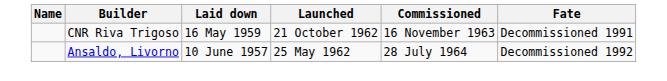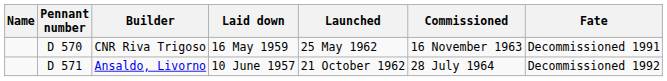+ column: (65, 21)
(326, 33) 21 October 1962 -> (339, 47) 25 May 1962
(312, 52) 25 May 1962 -> (353, 66) 21 October 1962
